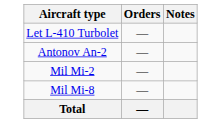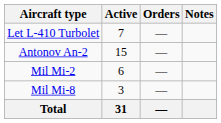+ column: (121, 14)
